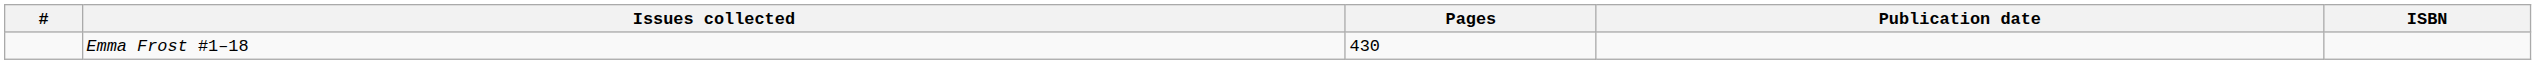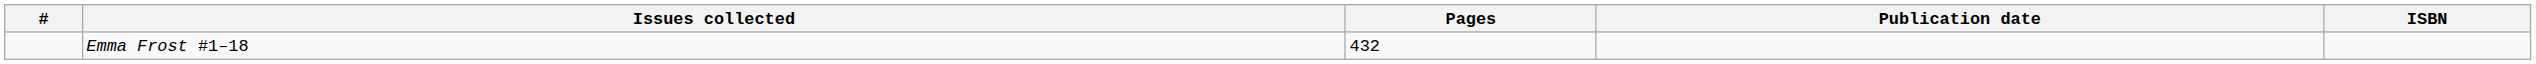(1365, 46) 430 -> (1365, 46) 432
